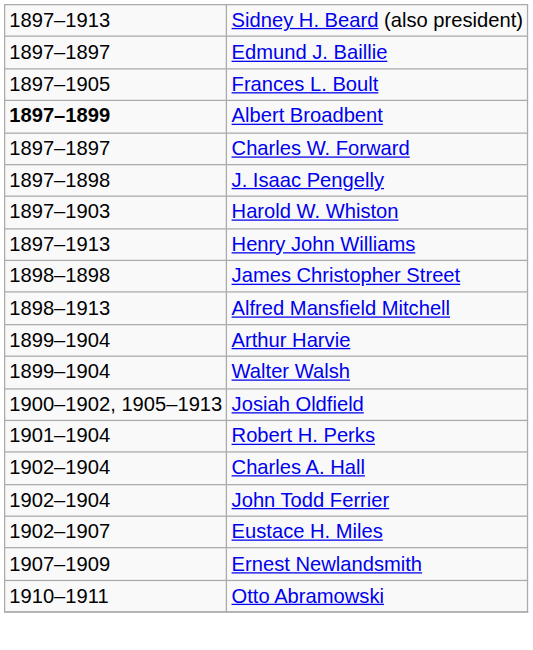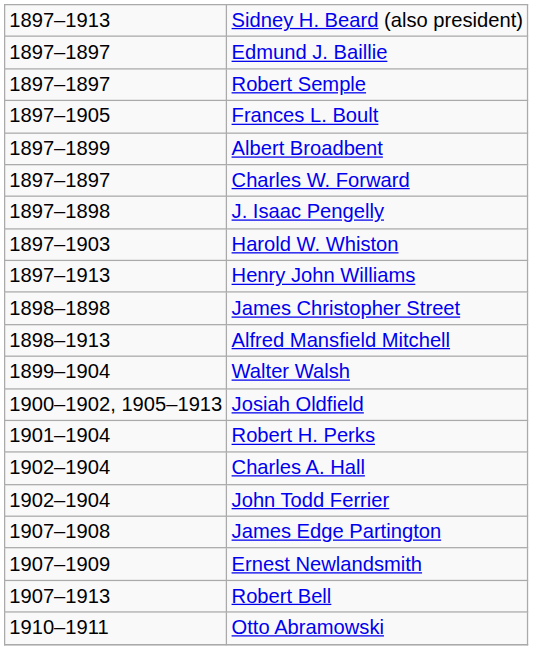+ row: (299, 84)
(60, 116) bold -> (60, 148) normal
- row: (291, 340)
- row: (307, 532)
+ row: (336, 532)
+ row: (281, 595)
